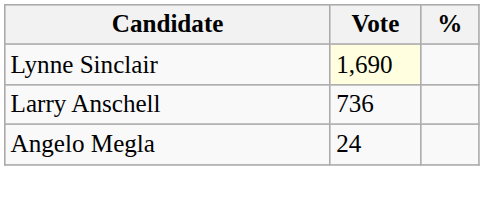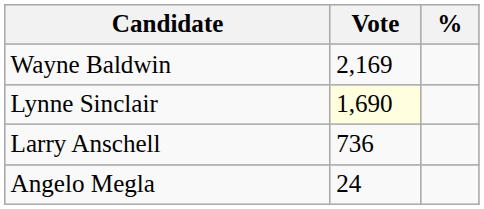+ row: (91, 64)
